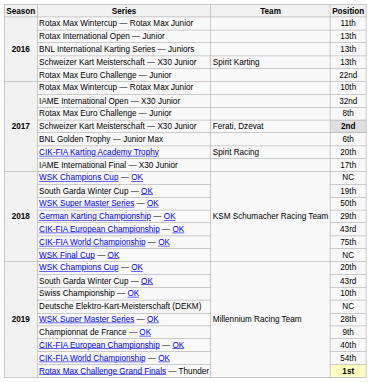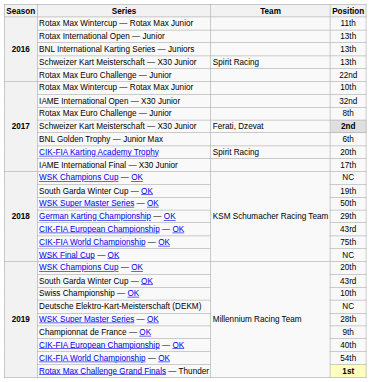(236, 62) Spirit Karting -> (236, 62) Spirit Racing
